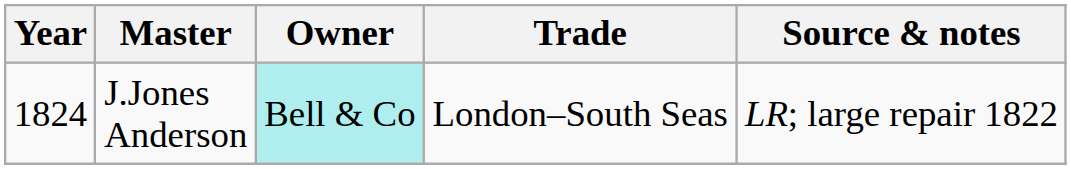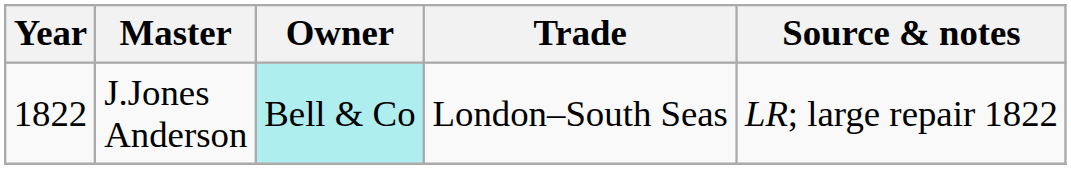(50, 112) 1824 -> (50, 112) 1822
